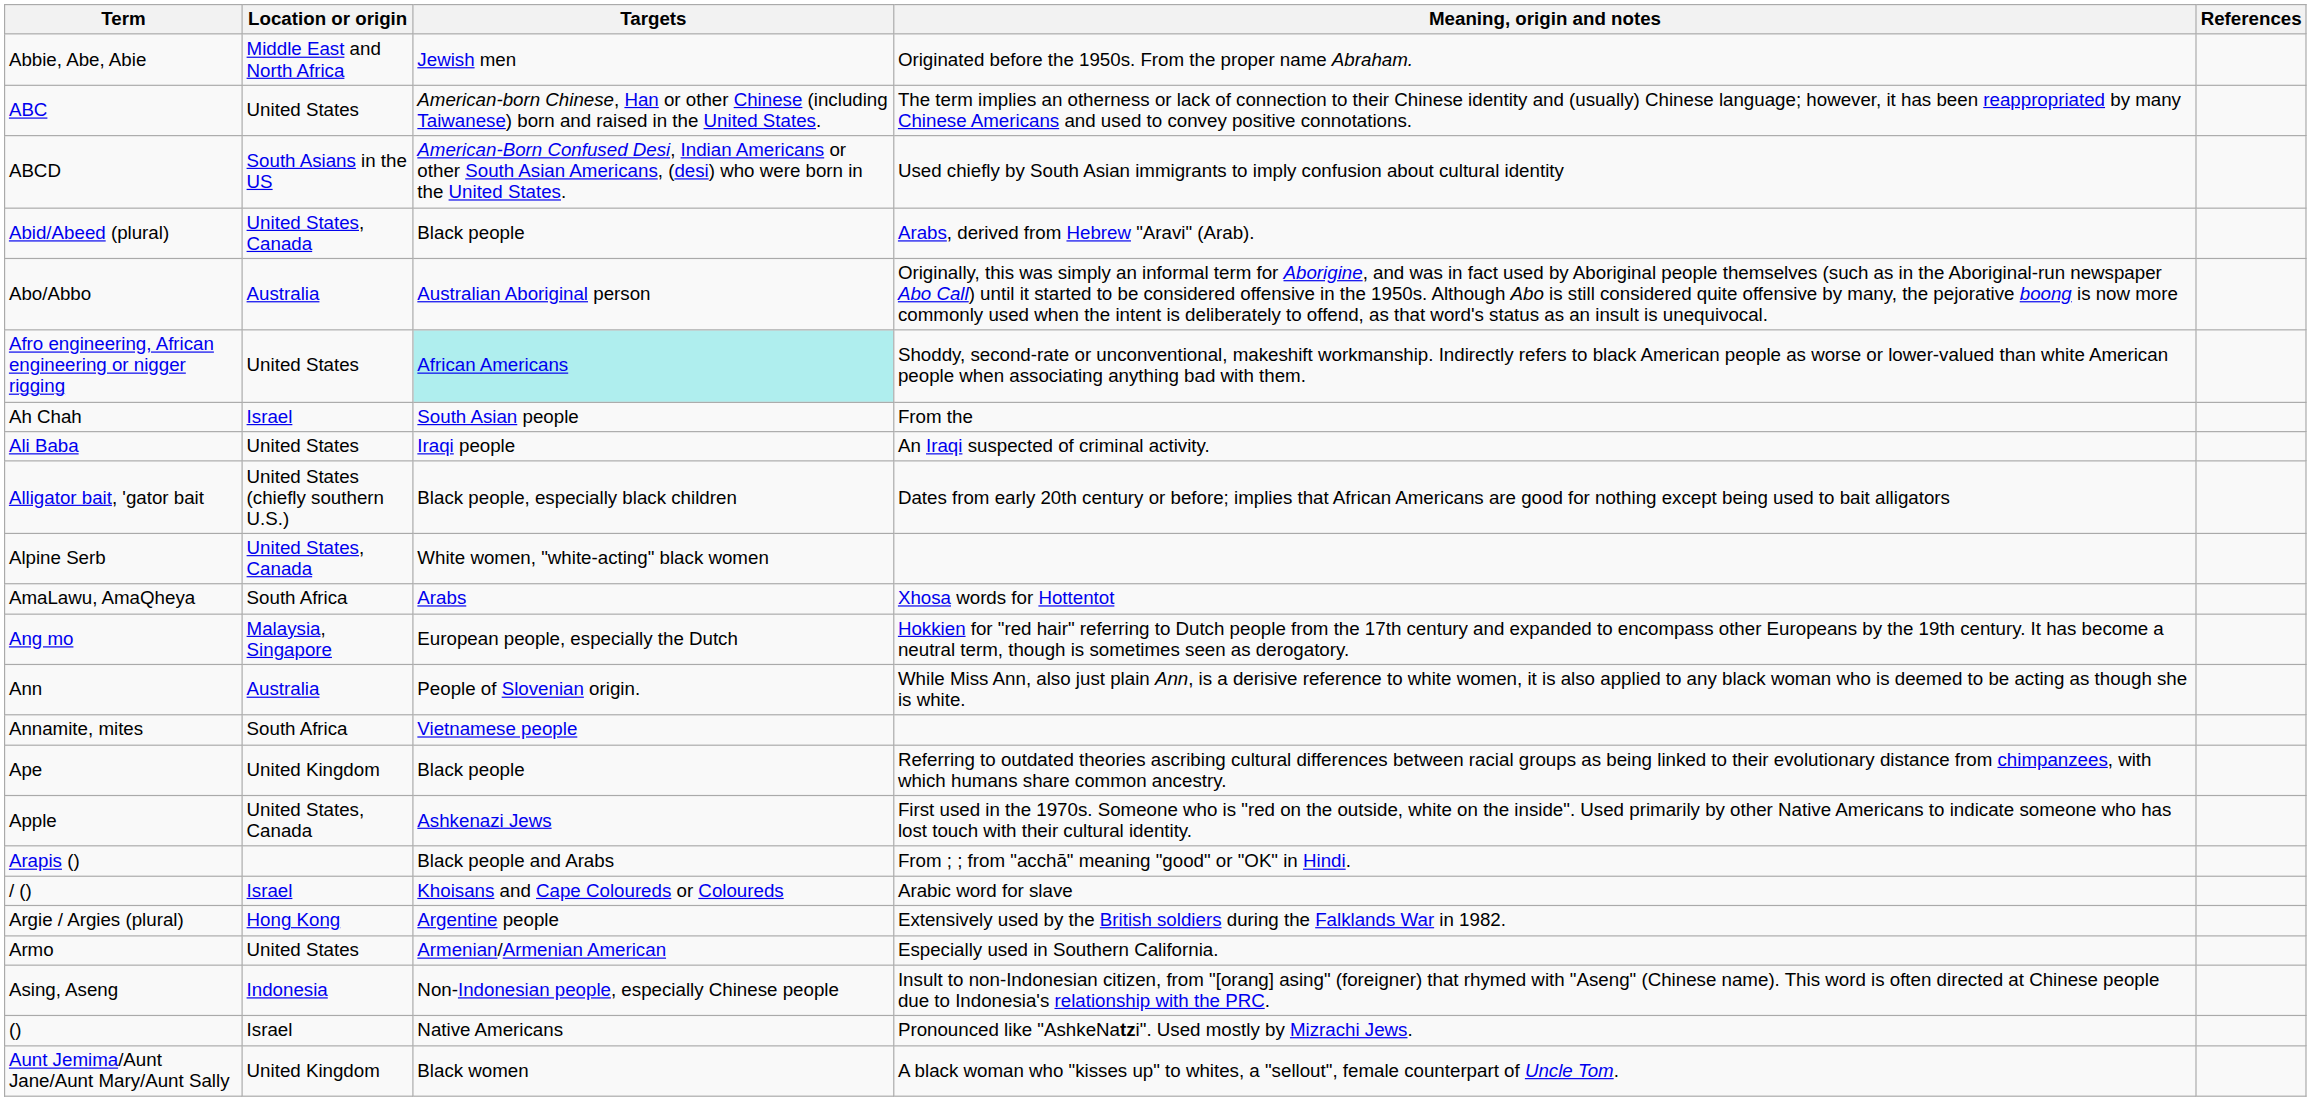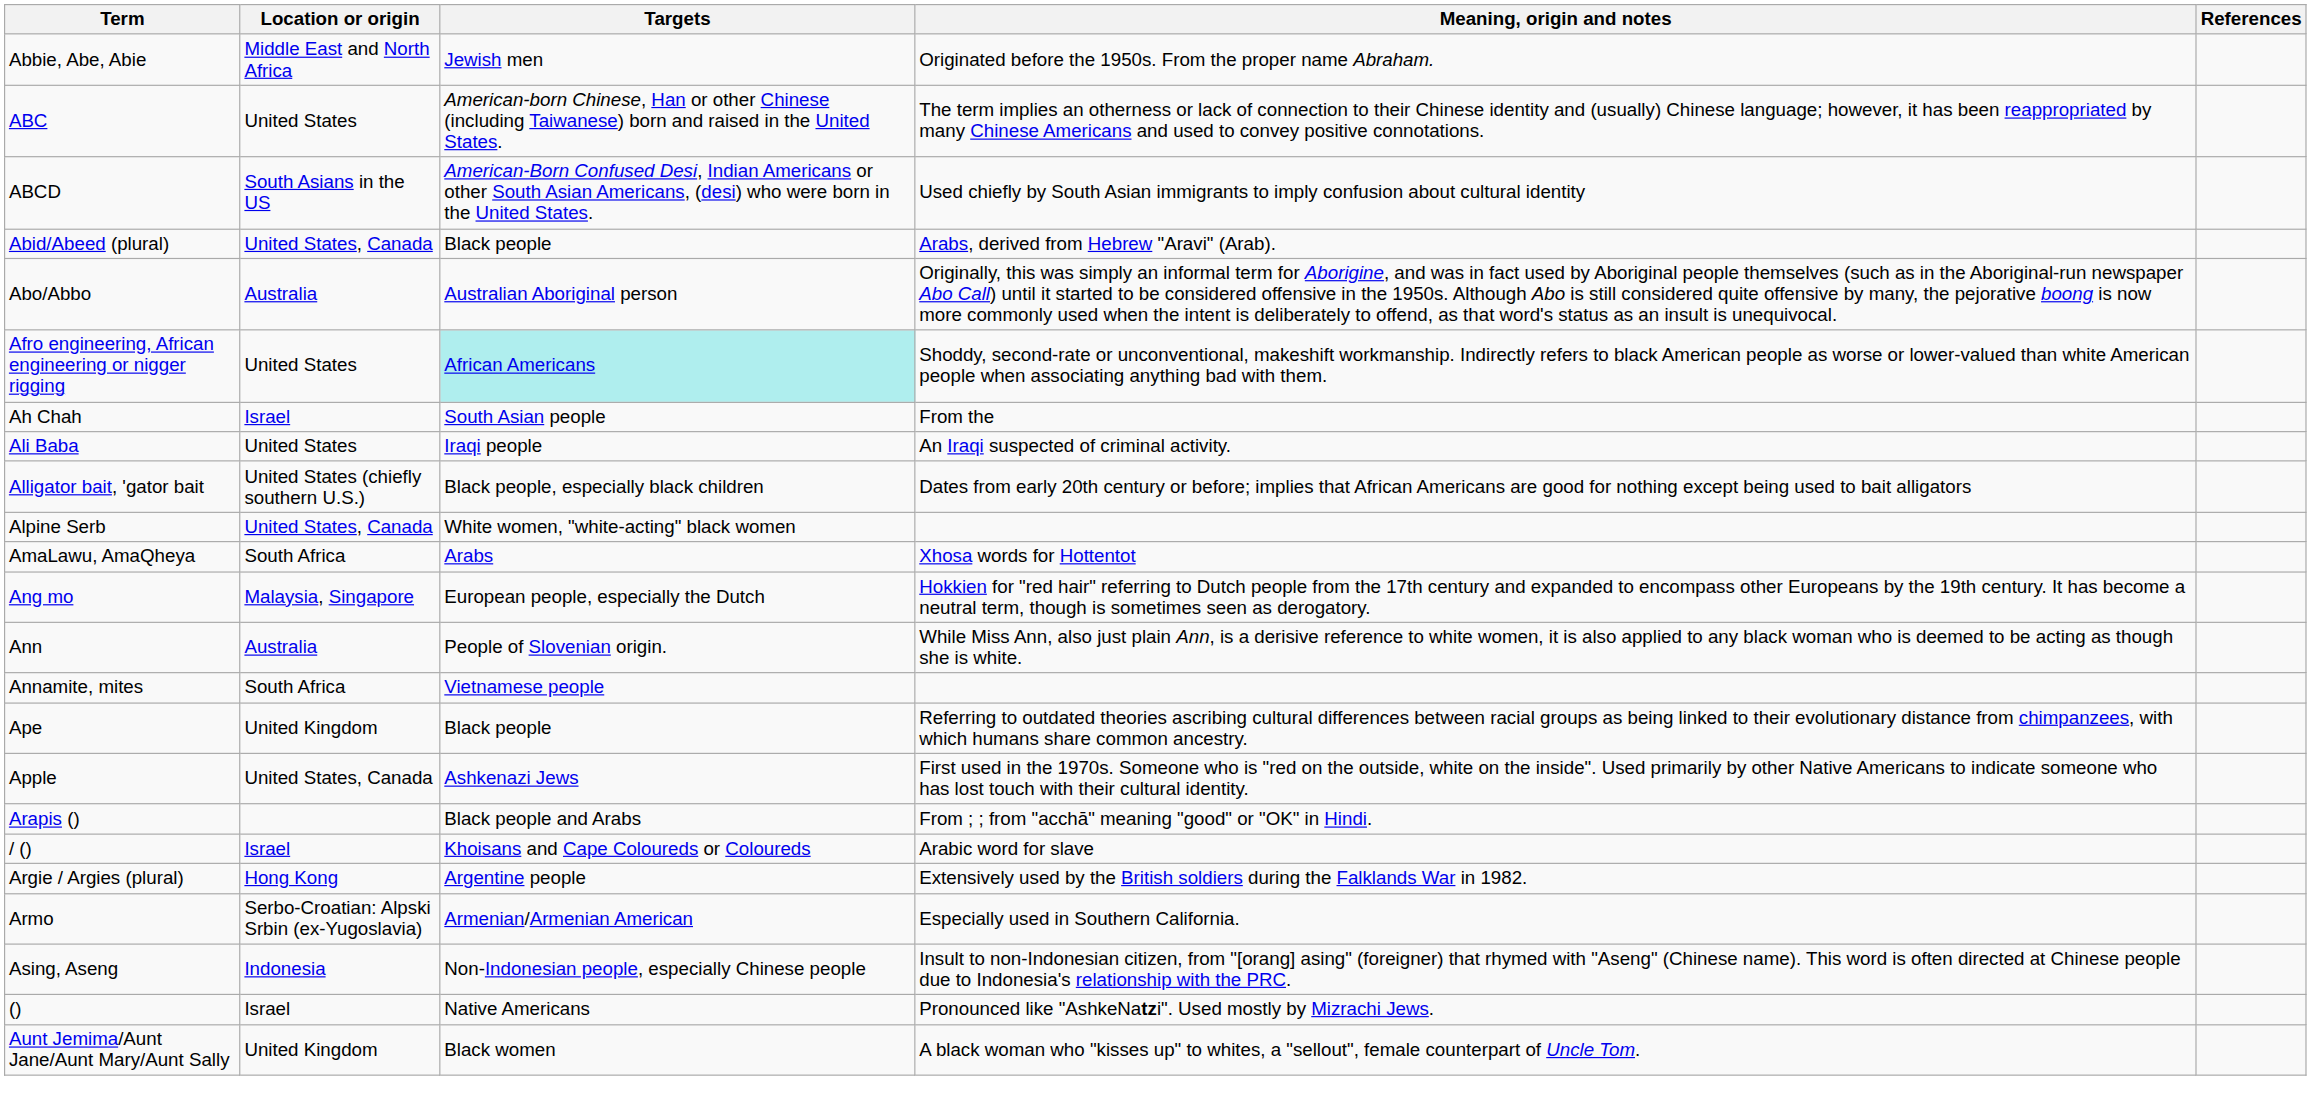(303, 950) United States -> (338, 918) Serbo-Croatian: Alpski Srbin (ex-Yugoslavia)
